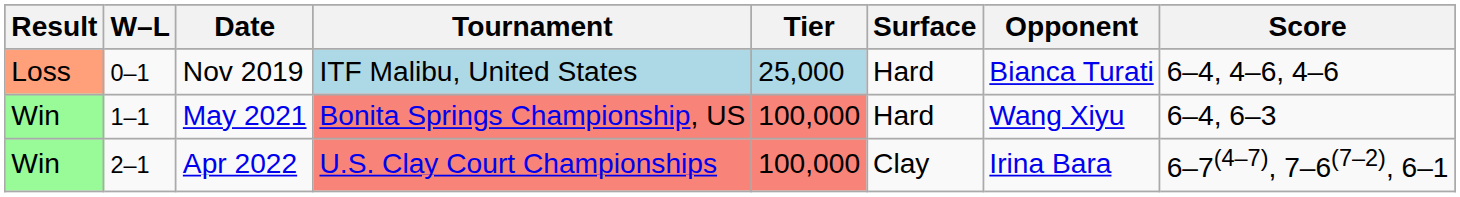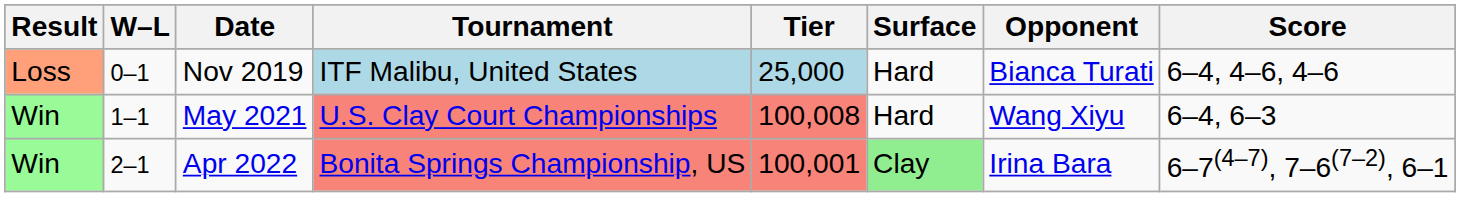(532, 116) Bonita Springs Championship, US -> (518, 116) U.S. Clay Court Championships
(809, 116) 100,000 -> (809, 116) 100,008
(518, 164) U.S. Clay Court Championships -> (532, 164) Bonita Springs Championship, US
(809, 164) 100,000 -> (809, 164) 100,001
(901, 164) no background -> (901, 164) lightgreen background
